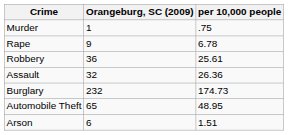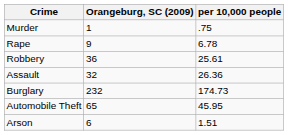(210, 106) 48.95 -> (210, 106) 45.95
